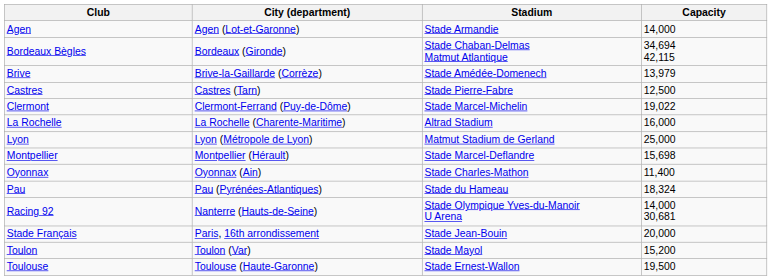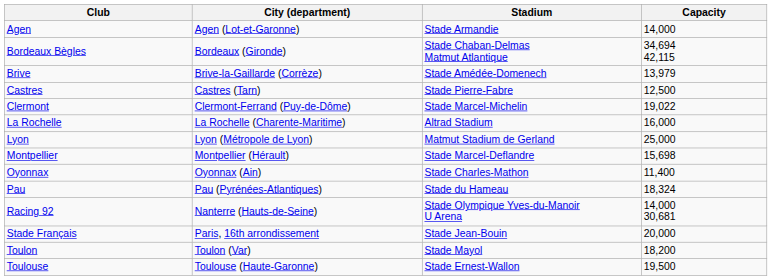(660, 250) 15,200 -> (660, 250) 18,200
